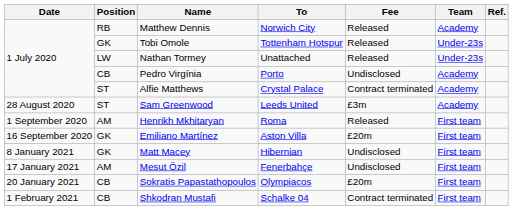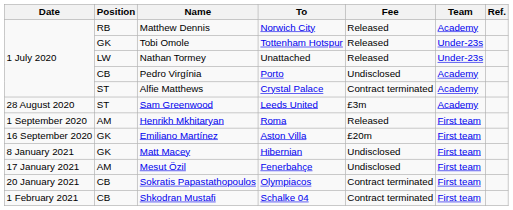(360, 182) £20m -> (390, 182) Contract terminated
